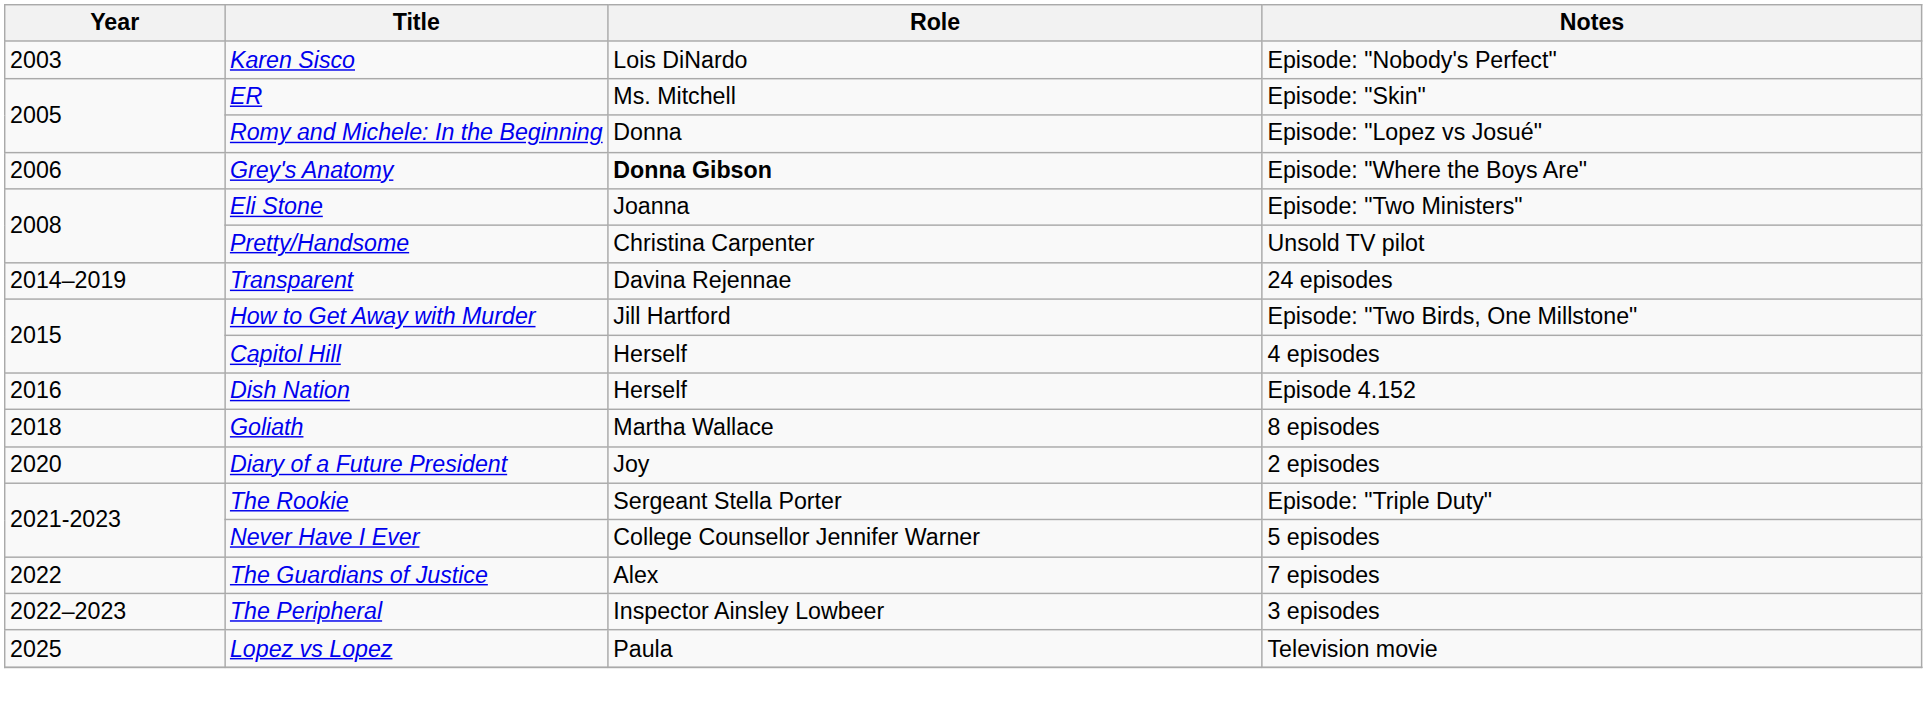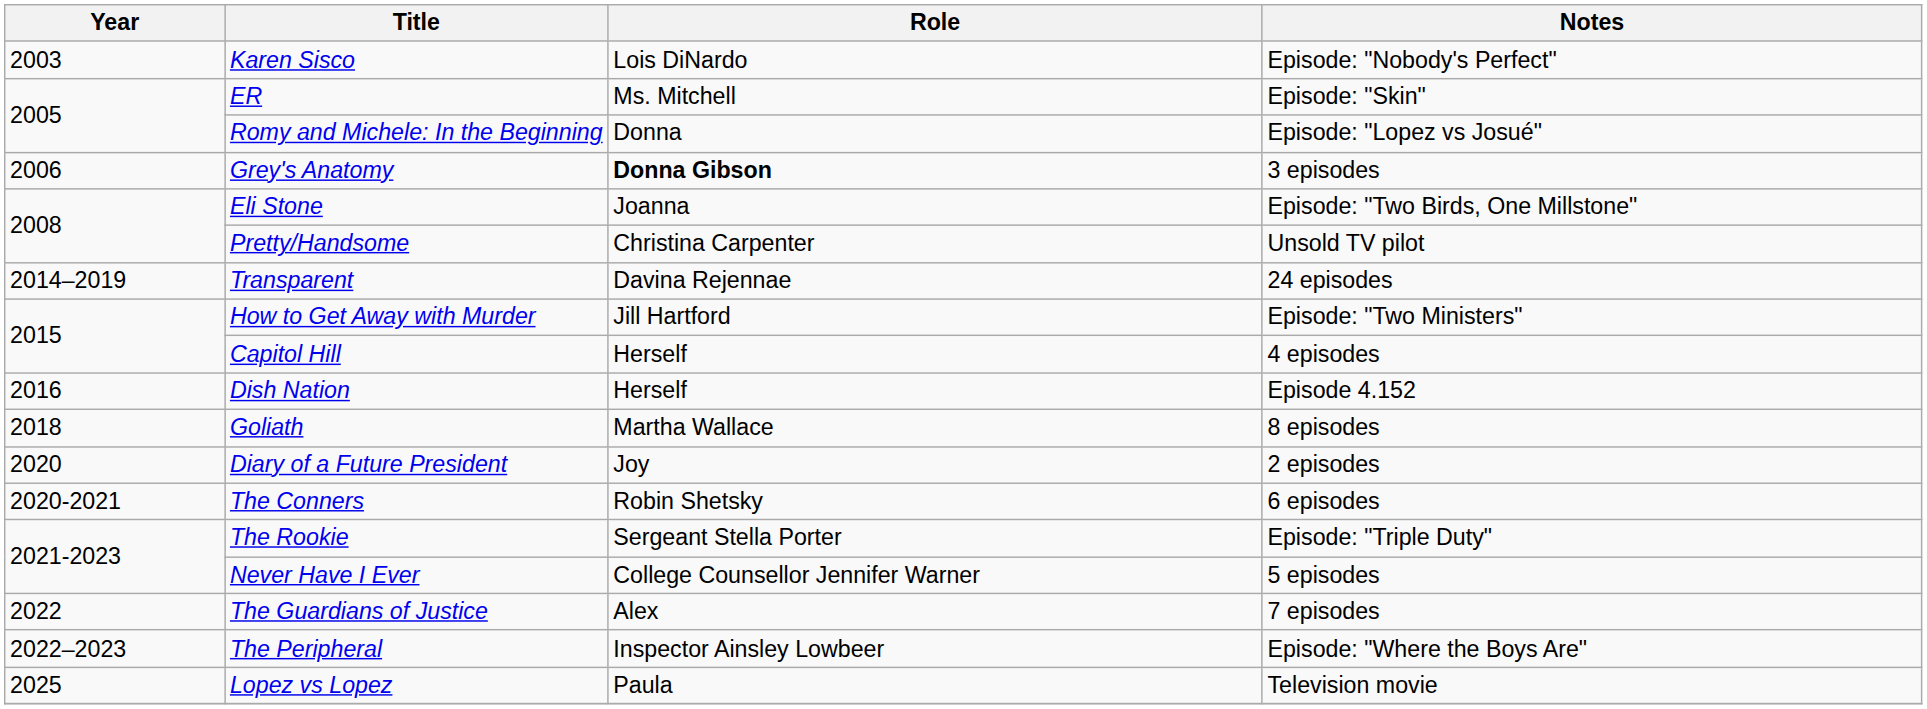(1427, 170) Episode: "Where the Boys Are" -> (1324, 170) 3 episodes
(1395, 206) Episode: "Two Ministers" -> (1452, 206) Episode: "Two Birds, One Millstone"
(1452, 317) Episode: "Two Birds, One Millstone" -> (1395, 317) Episode: "Two Ministers"
+ row: (297, 501)
(1324, 611) 3 episodes -> (1427, 648) Episode: "Where the Boys Are"
